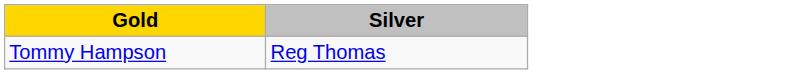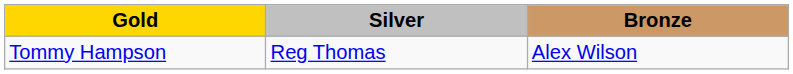+ column: (658, 20)
